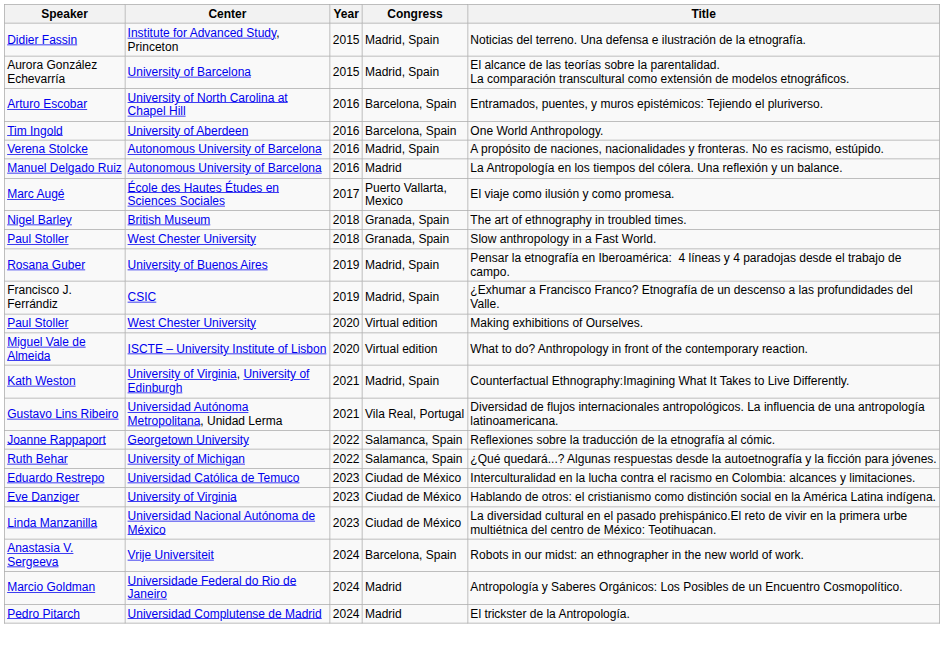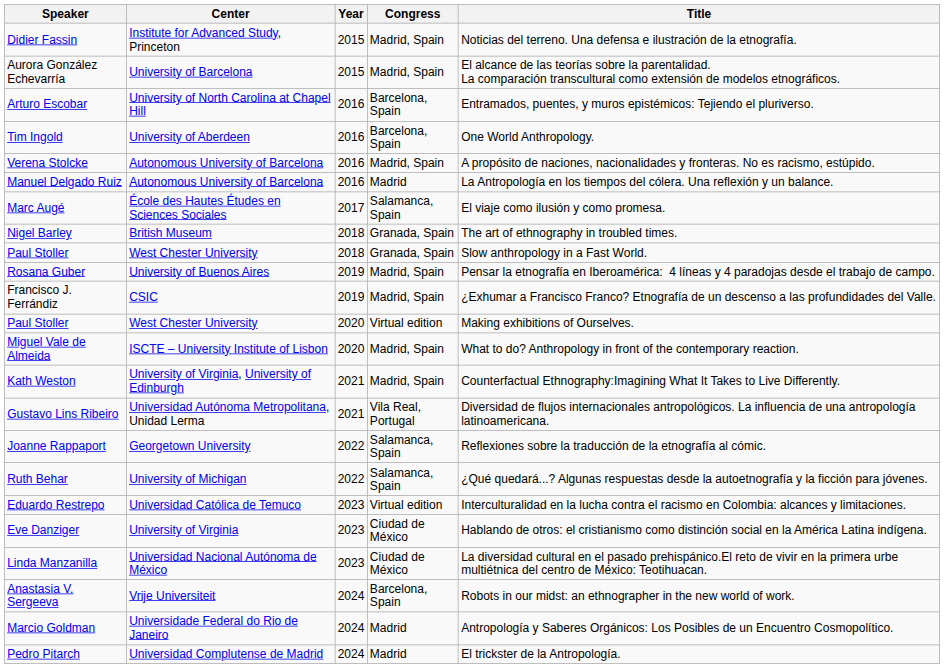(406, 194) Puerto Vallarta, Mexico -> (402, 207) Salamanca, Spain
(401, 349) Virtual edition -> (407, 349) Madrid, Spain
(413, 478) Ciudad de México -> (406, 505) Virtual edition
